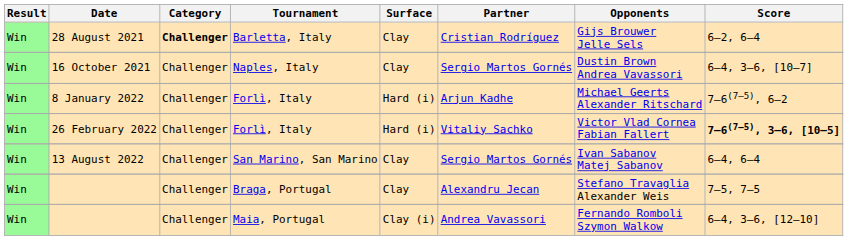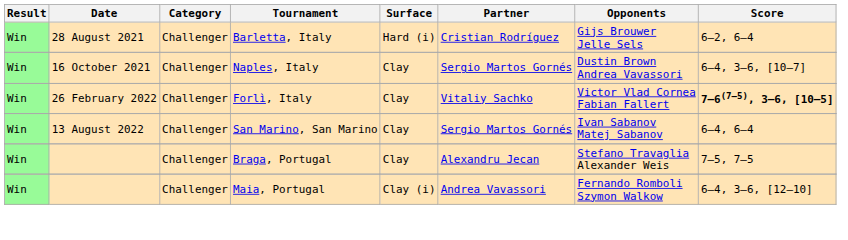(195, 37) bold -> (195, 37) normal
(396, 37) Clay -> (409, 37) Hard (i)
- row: (98, 98)
(409, 129) Hard (i) -> (396, 98) Clay
